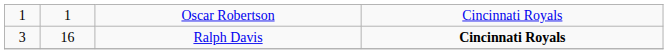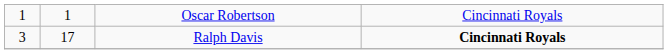(67, 37) 16 -> (67, 37) 17
